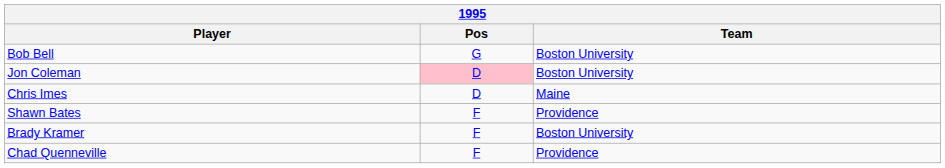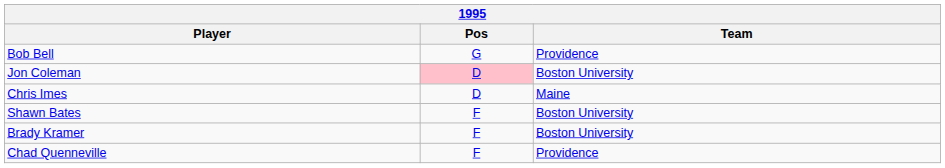(585, 53) Boston University -> (567, 53) Providence
(567, 113) Providence -> (585, 113) Boston University
